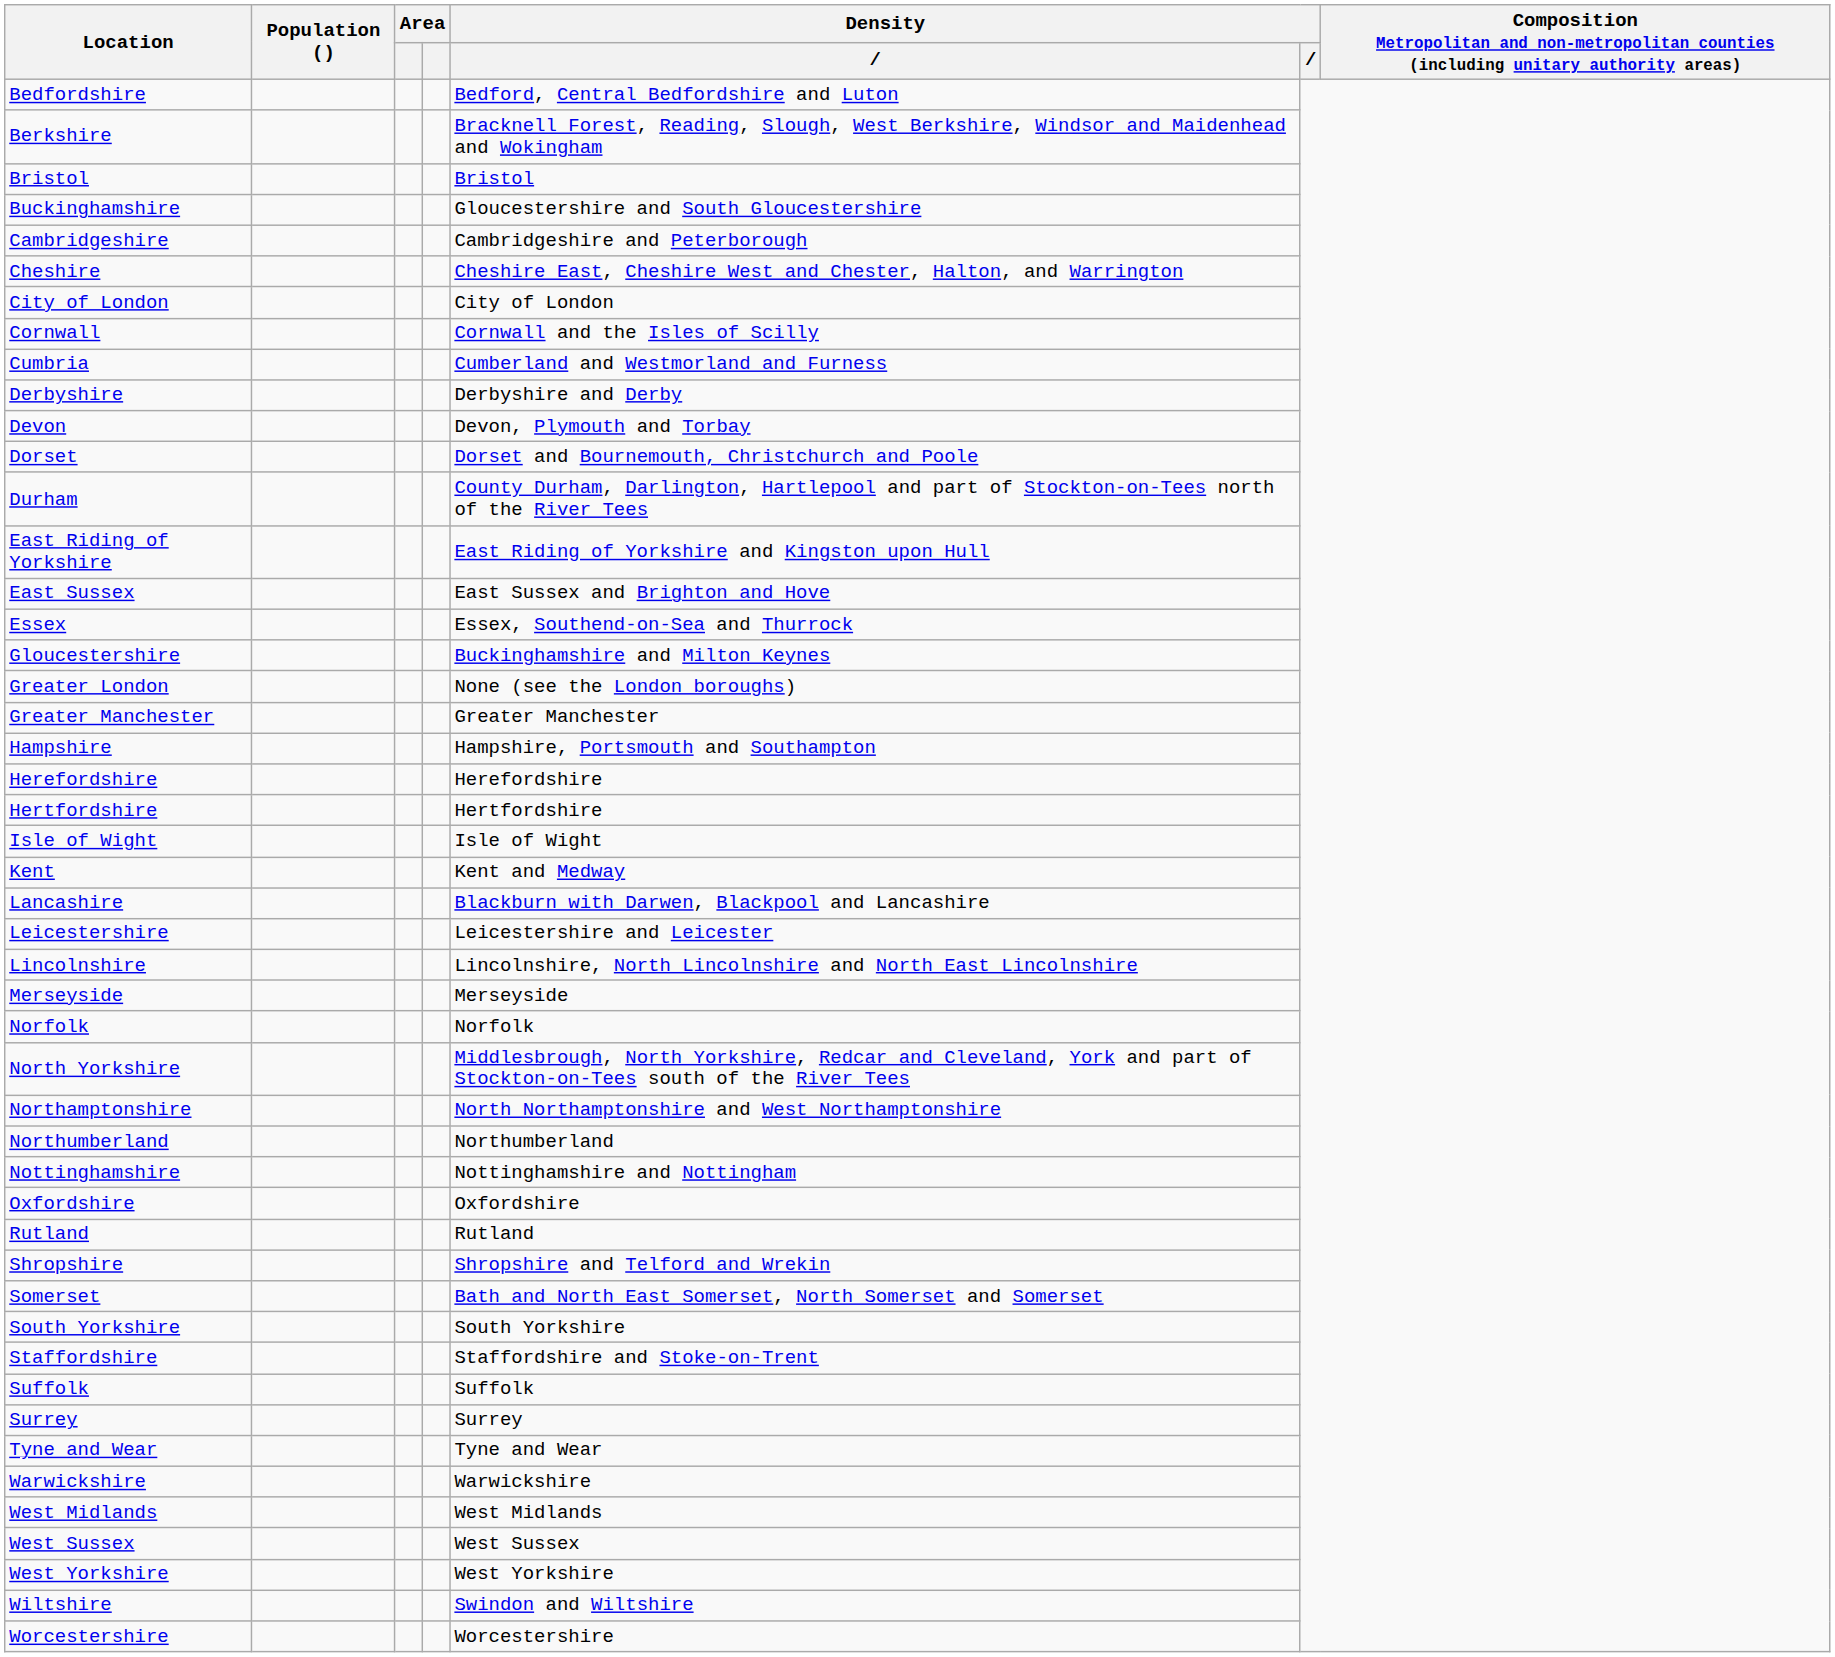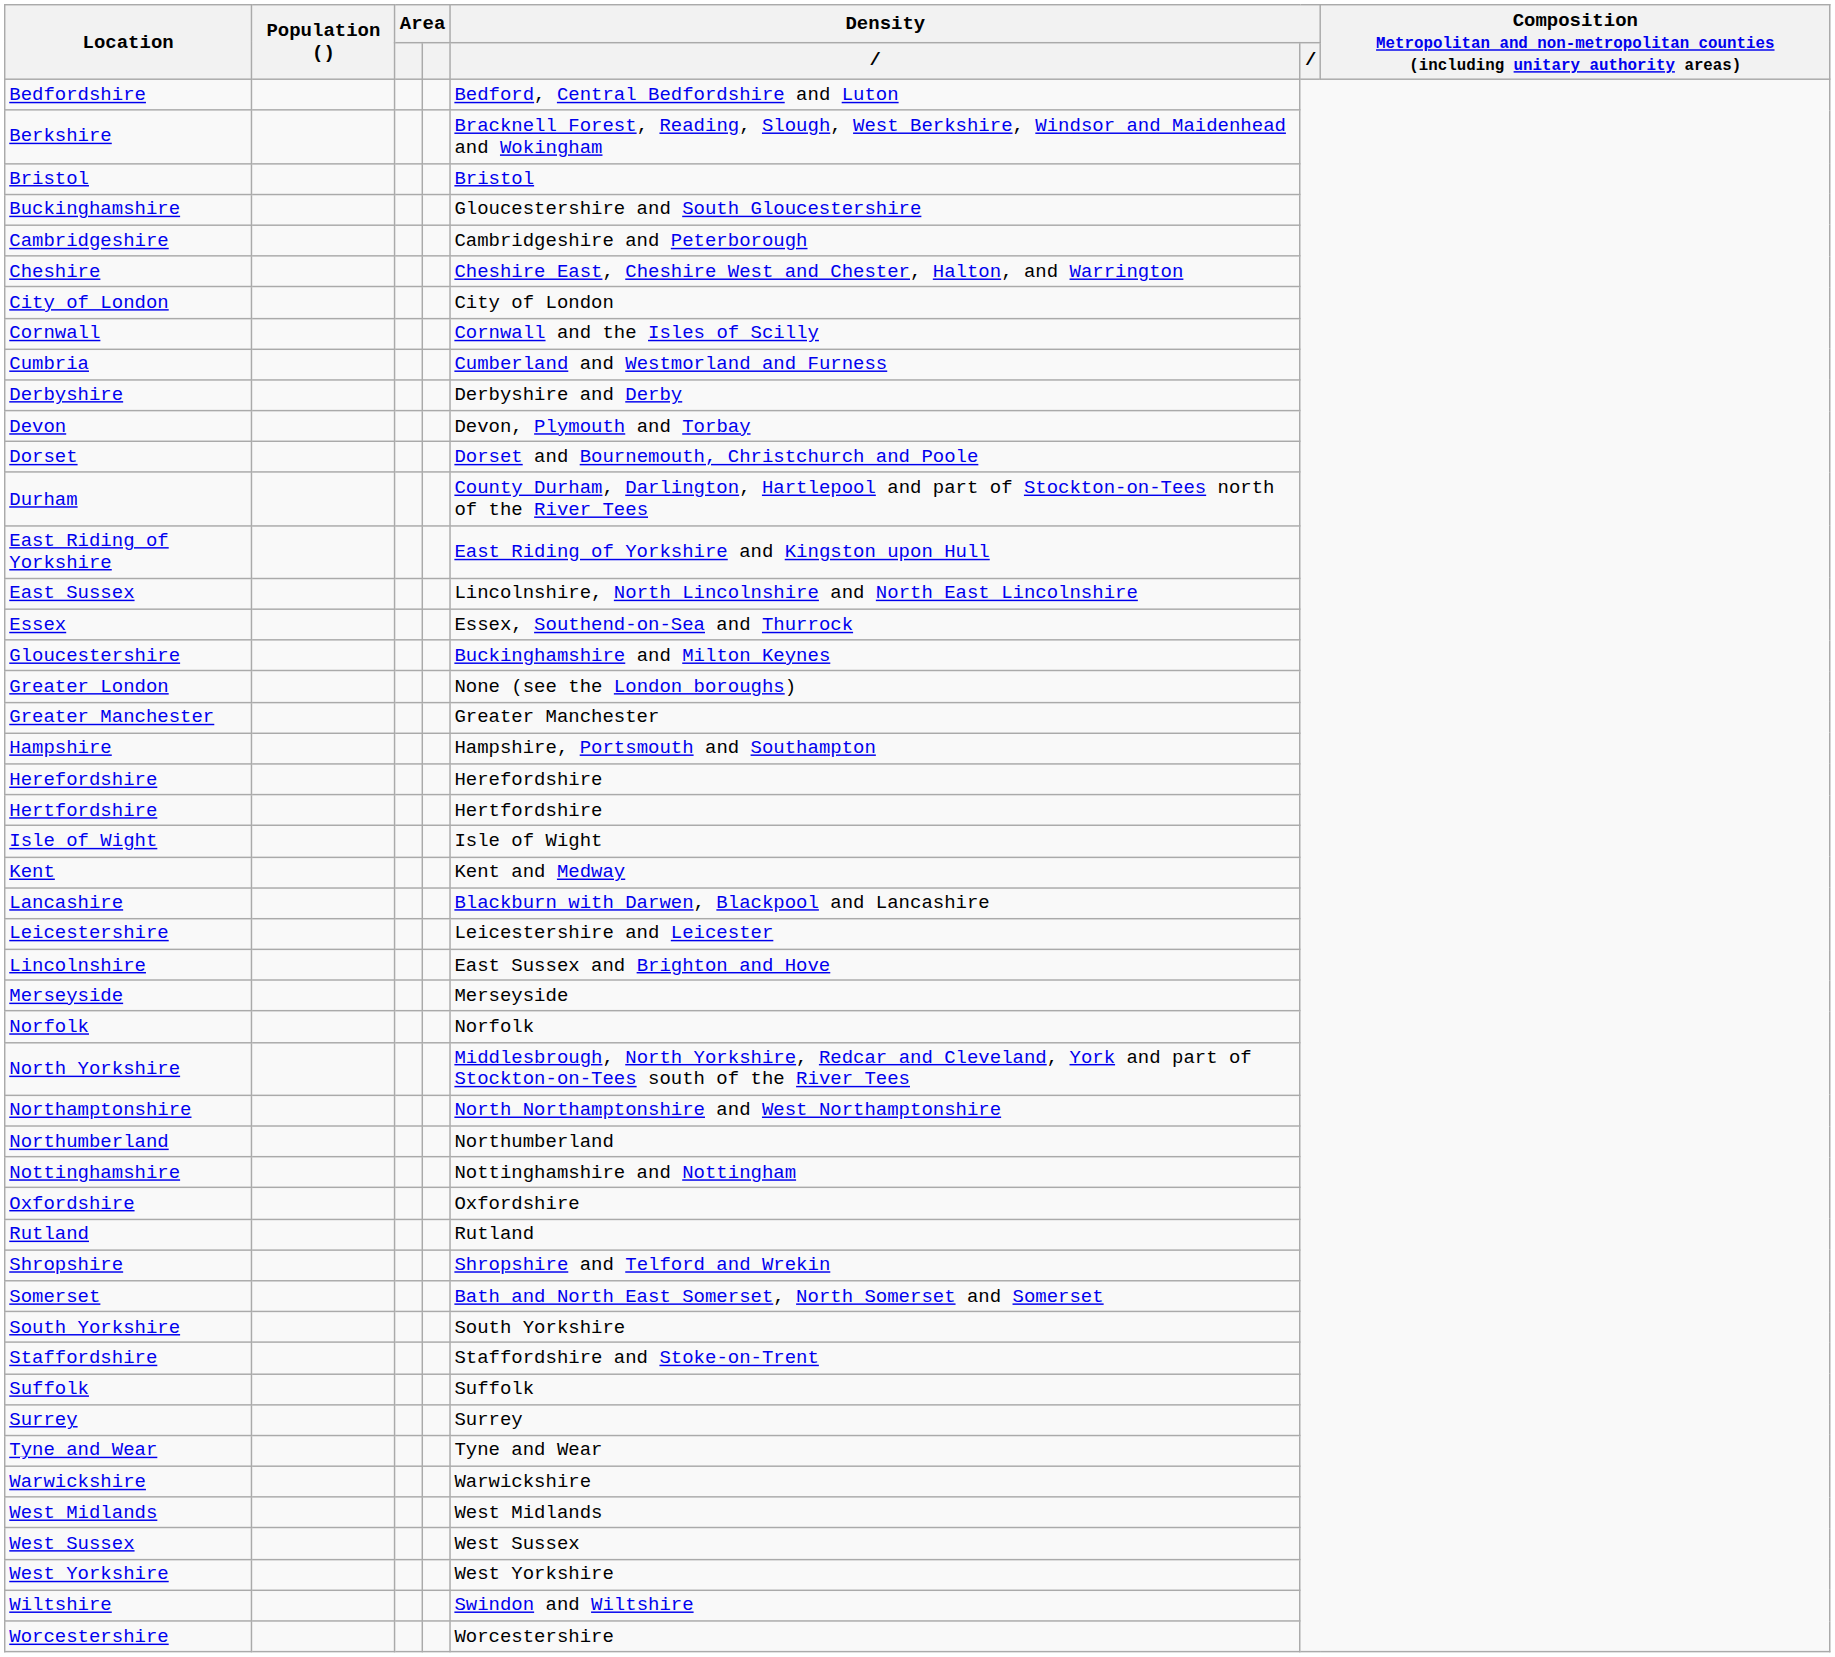(642, 594) East Sussex and Brighton and Hove -> (796, 594) Lincolnshire, North Lincolnshire and North East Lincolnshire
(796, 965) Lincolnshire, North Lincolnshire and North East Lincolnshire -> (642, 965) East Sussex and Brighton and Hove
